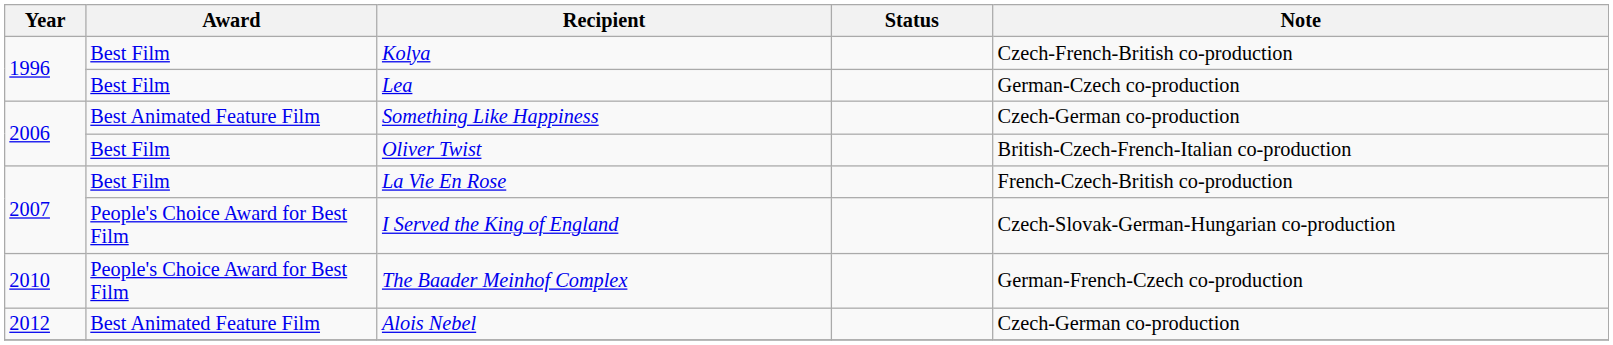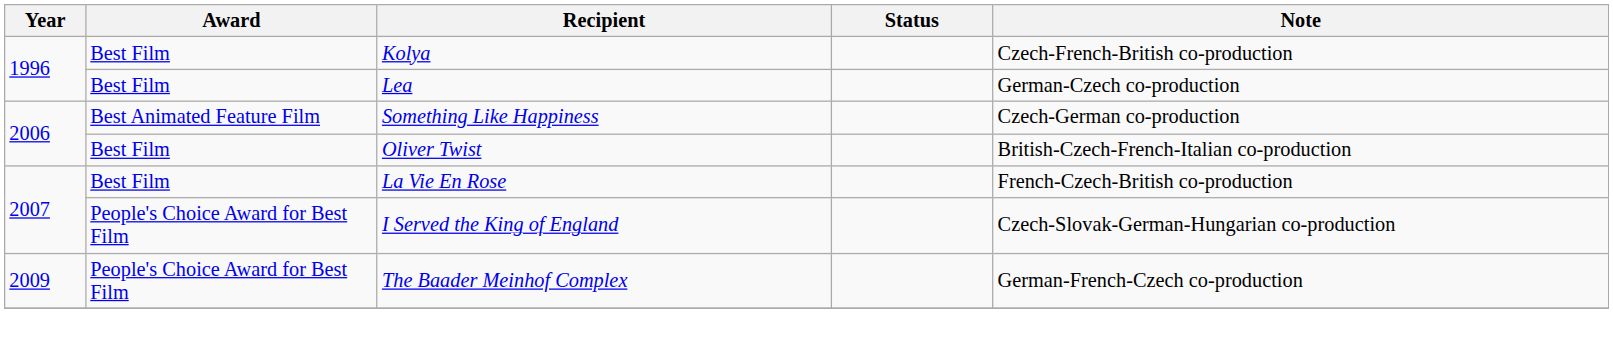(30, 280) 2010 -> (30, 280) 2009
- row: (429, 324)
